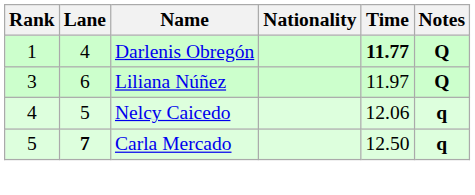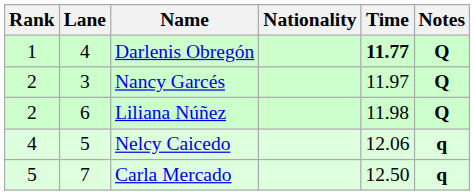+ row: (170, 81)
(32, 81) 3 -> (32, 112) 2
(388, 81) 11.97 -> (388, 112) 11.98
(85, 143) bold -> (85, 174) normal
